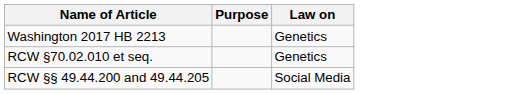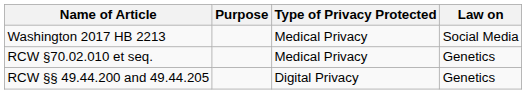+ column: (355, 15)
(301, 36) Genetics -> (481, 36) Social Media
(312, 78) Social Media -> (469, 78) Genetics
